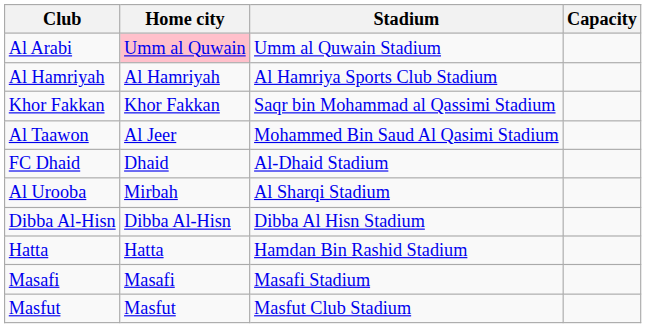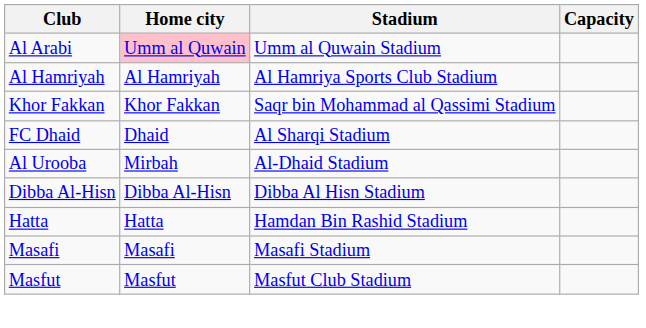- row: (49, 134)
(321, 163) Al-Dhaid Stadium -> (322, 134) Al Sharqi Stadium
(322, 192) Al Sharqi Stadium -> (321, 163) Al-Dhaid Stadium
